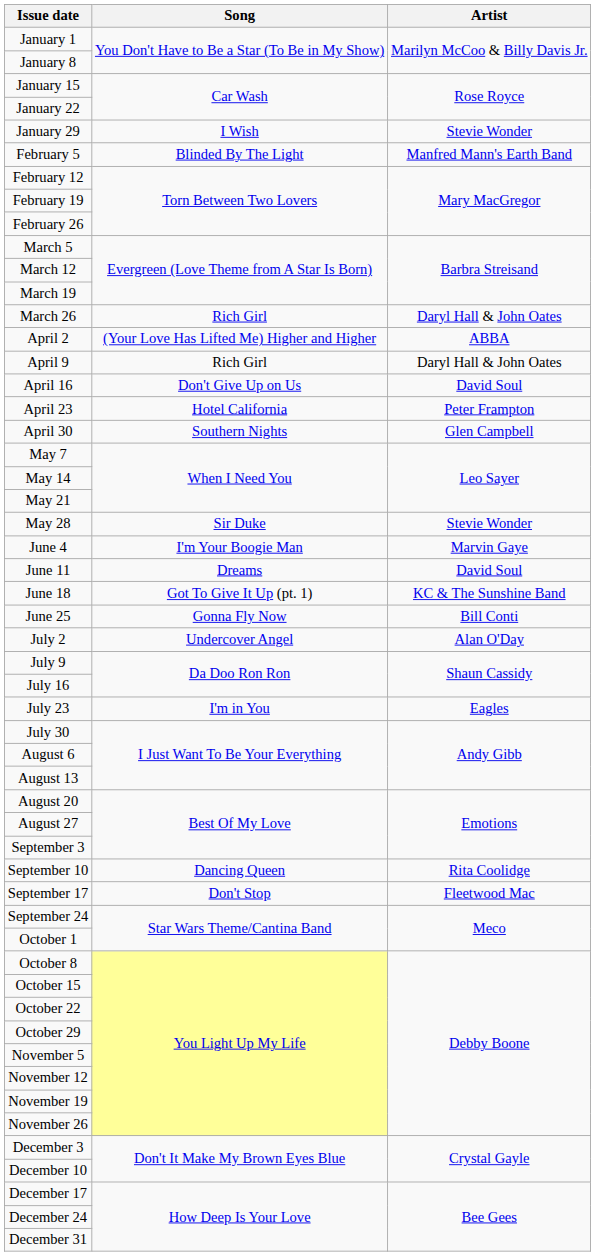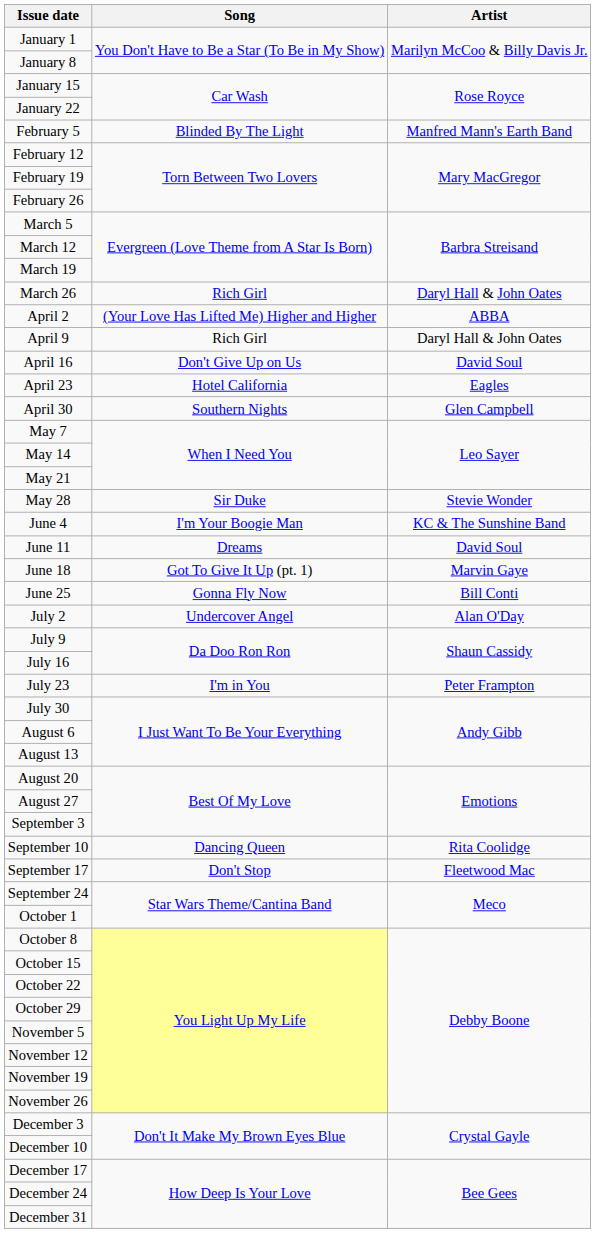- row: (48, 131)
(489, 408) Peter Frampton -> (489, 385) Eagles
(489, 547) Marvin Gaye -> (489, 524) KC & The Sunshine Band
(489, 593) KC & The Sunshine Band -> (489, 570) Marvin Gaye
(489, 708) Eagles -> (489, 685) Peter Frampton
